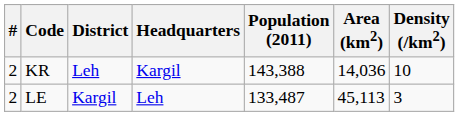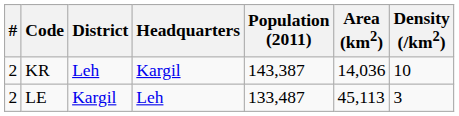(276, 70) 143,388 -> (276, 70) 143,387
